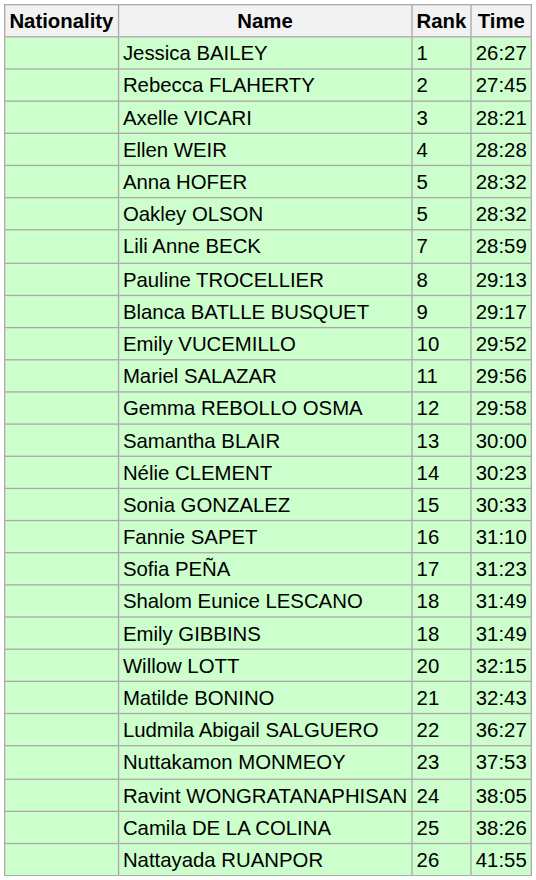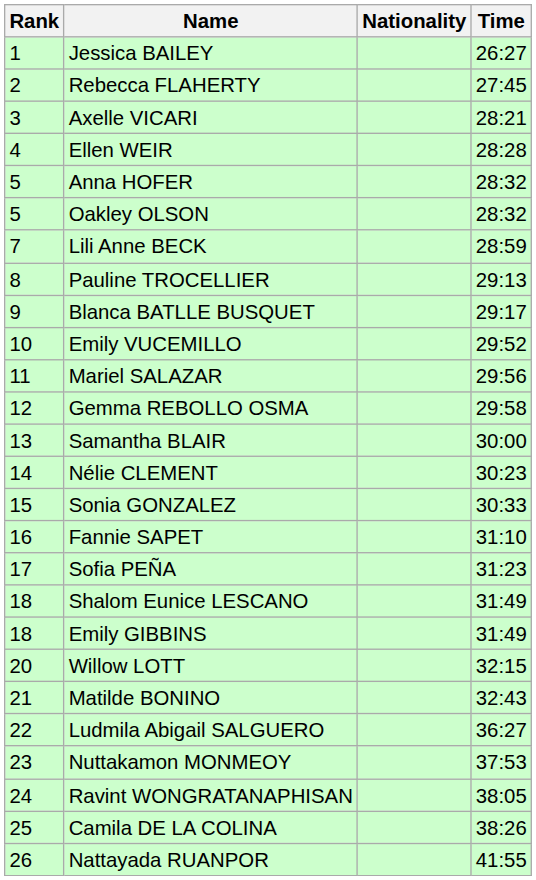columns swapped: (441, 21) <-> (61, 21)
